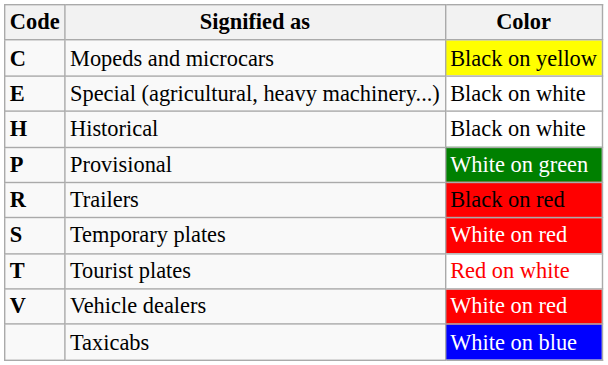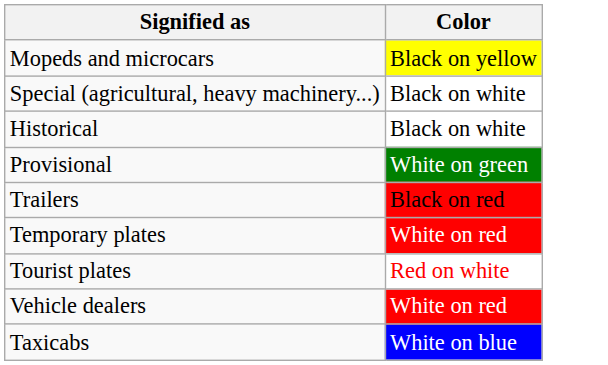- column: (35, 22)
